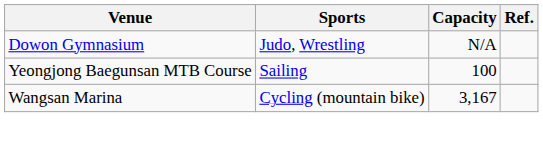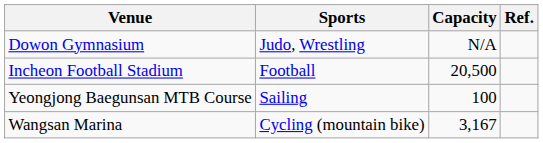+ row: (96, 71)
